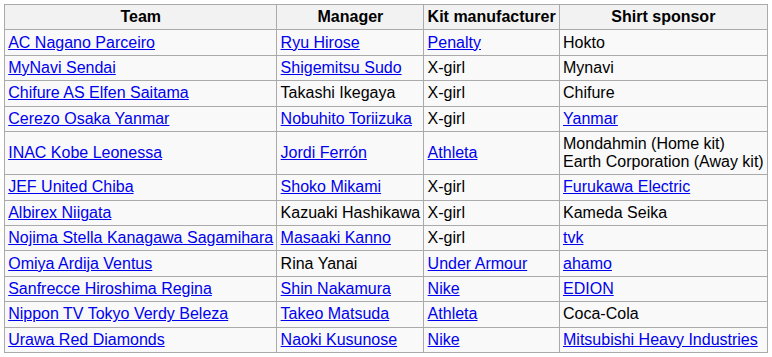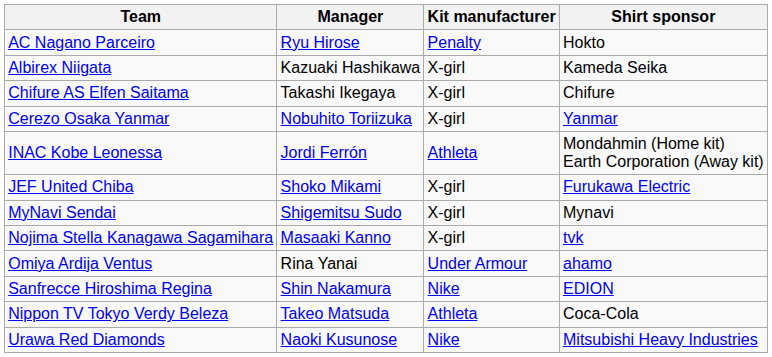rows swapped: (60, 212) <-> (62, 67)
